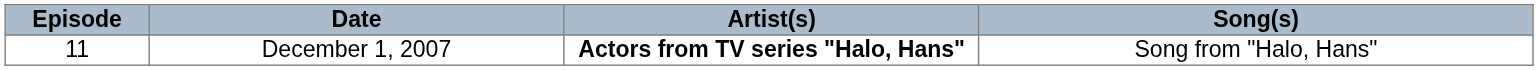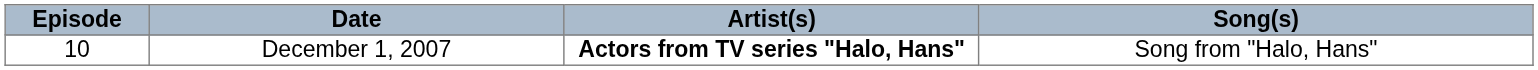(77, 49) 11 -> (77, 49) 10
